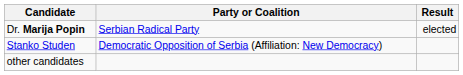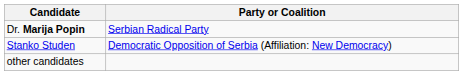- column: (437, 12)
